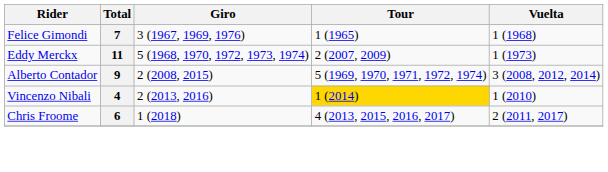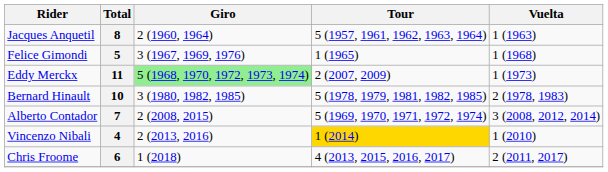+ row: (51, 34)
(117, 34) 7 -> (117, 55) 5
(223, 55) no background -> (223, 75) lightgreen background
+ row: (49, 95)
(117, 75) 9 -> (117, 116) 7
